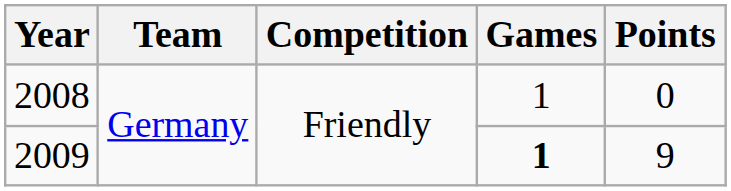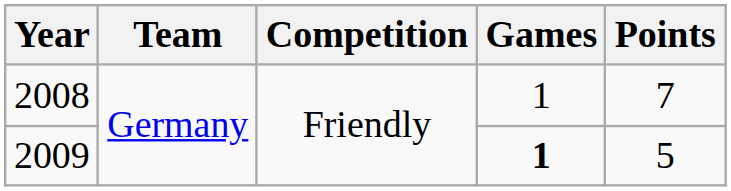(665, 94) 0 -> (665, 94) 7
(665, 154) 9 -> (665, 154) 5
